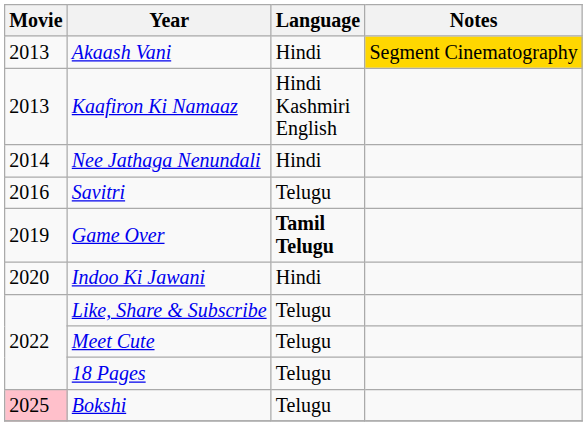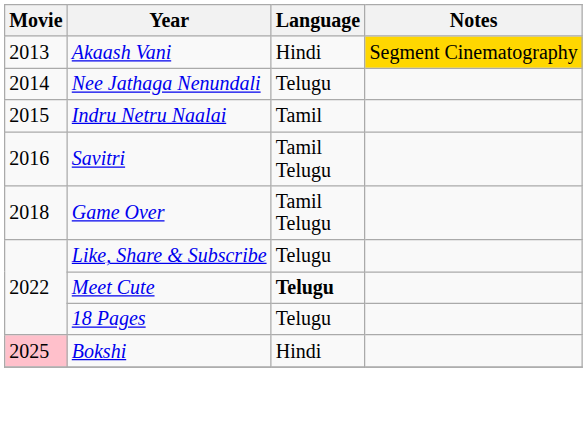- row: (155, 106)
(299, 160) Hindi -> (303, 83) Telugu
+ row: (149, 115)
(303, 192) Telugu -> (303, 158) Tamil Telugu
(29, 235) 2019 -> (29, 212) 2018
(305, 235) bold -> (303, 212) normal
- row: (138, 278)
(303, 341) normal -> (305, 287) bold
(303, 405) Telugu -> (299, 350) Hindi
